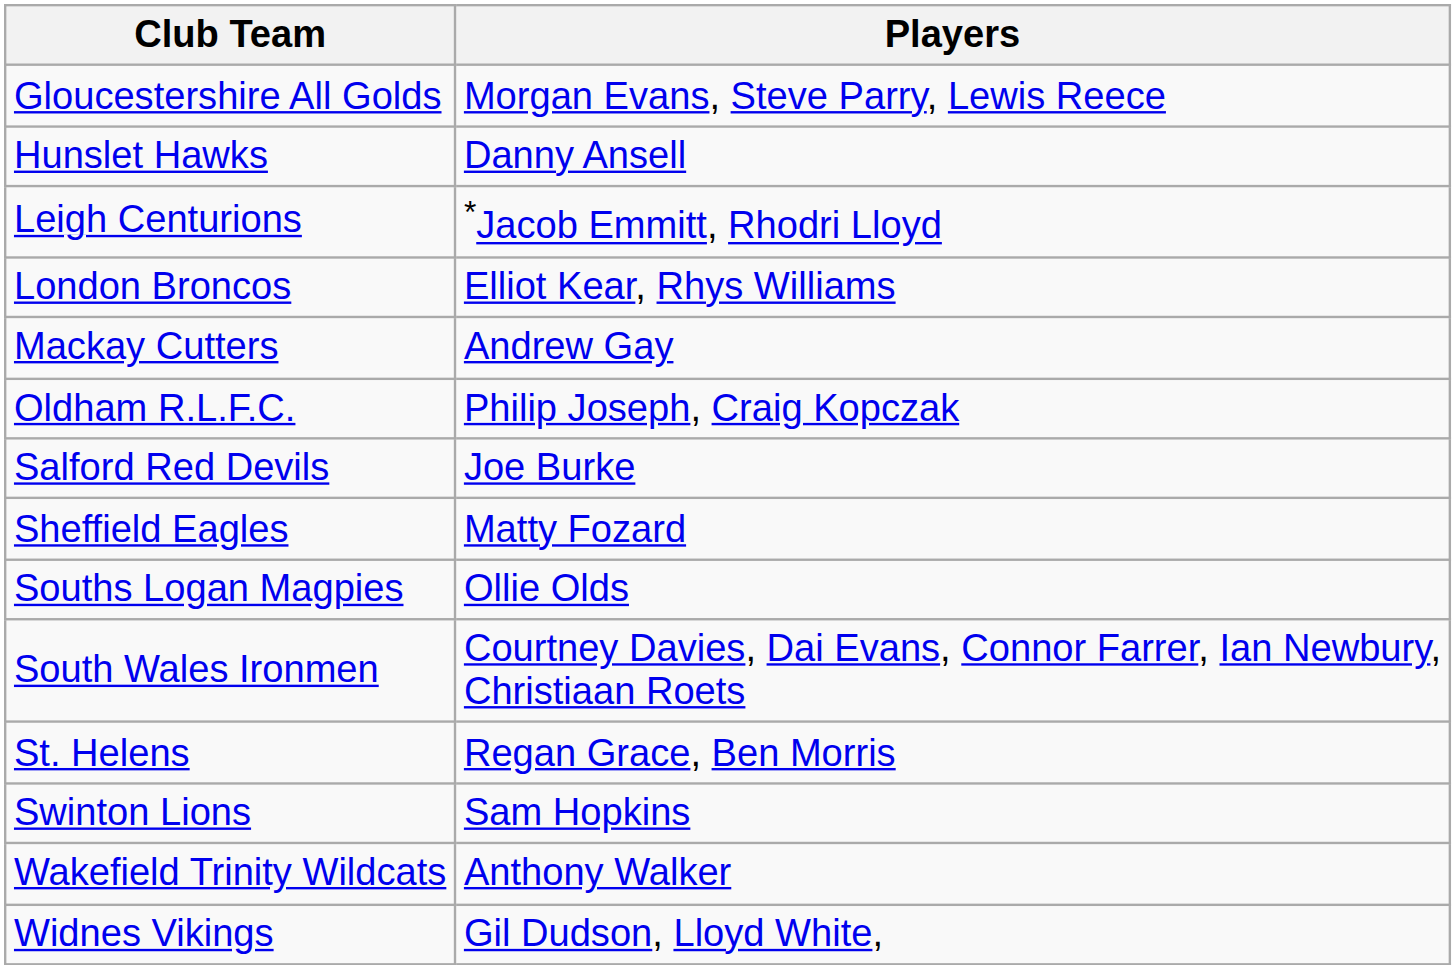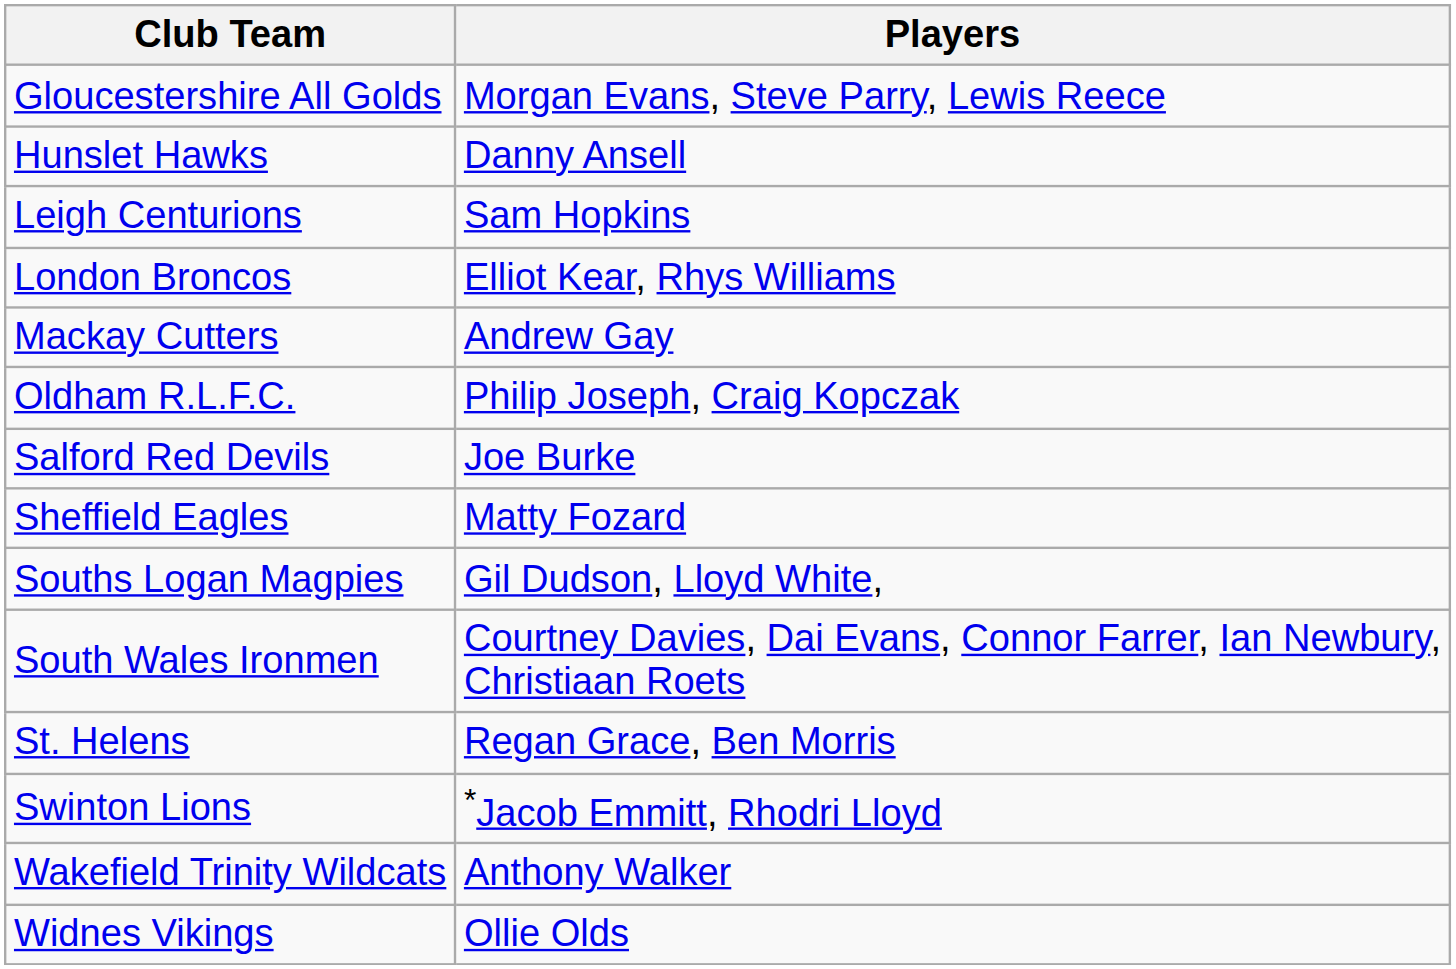(703, 221) *Jacob Emmitt, Rhodri Lloyd -> (577, 215) Sam Hopkins
(546, 588) Ollie Olds -> (673, 578) Gil Dudson, Lloyd White,
(577, 812) Sam Hopkins -> (703, 807) *Jacob Emmitt, Rhodri Lloyd
(673, 933) Gil Dudson, Lloyd White, -> (546, 933) Ollie Olds
